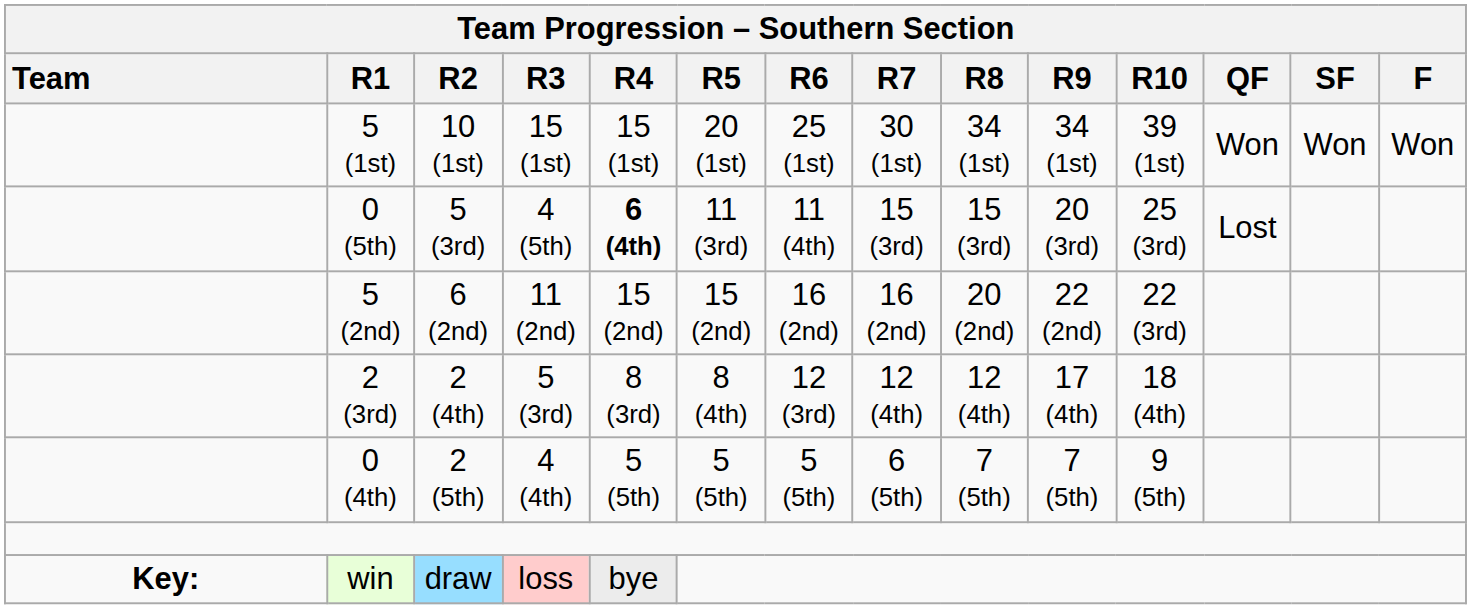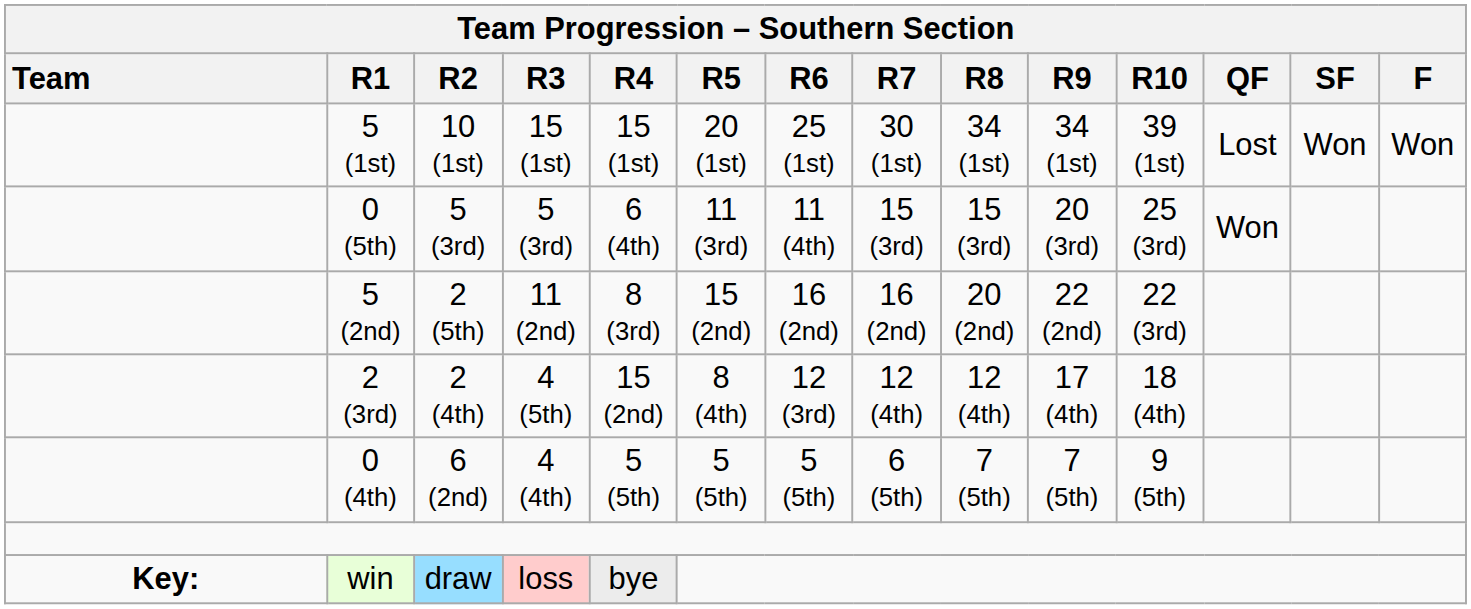(1247, 144) Won -> (1247, 144) Lost
(546, 228) 4 (5th) -> (546, 228) 5 (3rd)
(634, 228) bold -> (634, 228) normal
(1247, 228) Lost -> (1247, 228) Won
(458, 311) 6 (2nd) -> (458, 311) 2 (5th)
(634, 311) 15 (2nd) -> (633, 311) 8 (3rd)
(546, 395) 5 (3rd) -> (546, 395) 4 (5th)
(633, 395) 8 (3rd) -> (634, 395) 15 (2nd)
(458, 479) 2 (5th) -> (458, 479) 6 (2nd)
